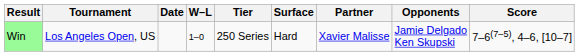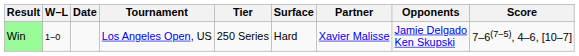columns swapped: (200, 13) <-> (100, 13)
